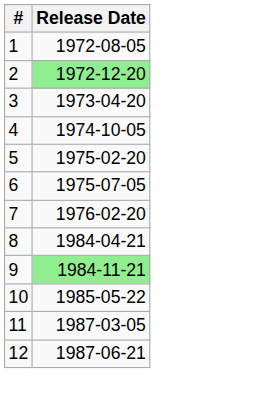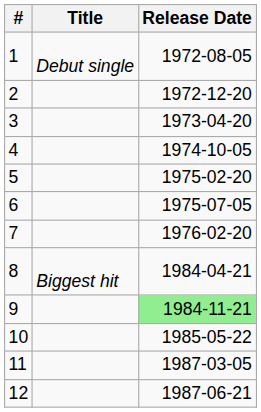+ column: (85, 18)
(101, 74) lightgreen background -> (207, 94) no background
